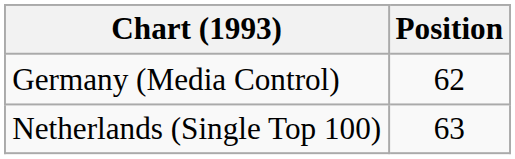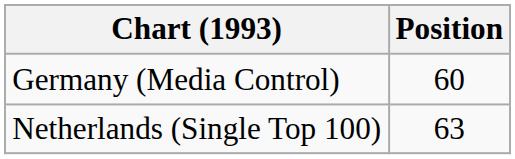(449, 78) 62 -> (449, 78) 60
